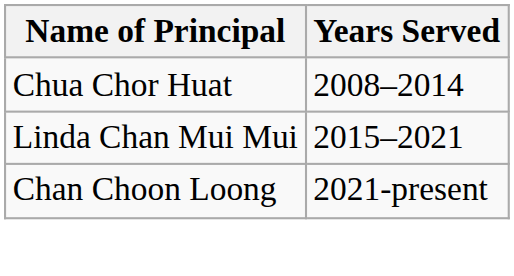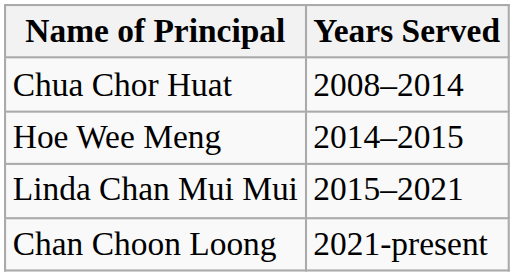+ row: (117, 137)
